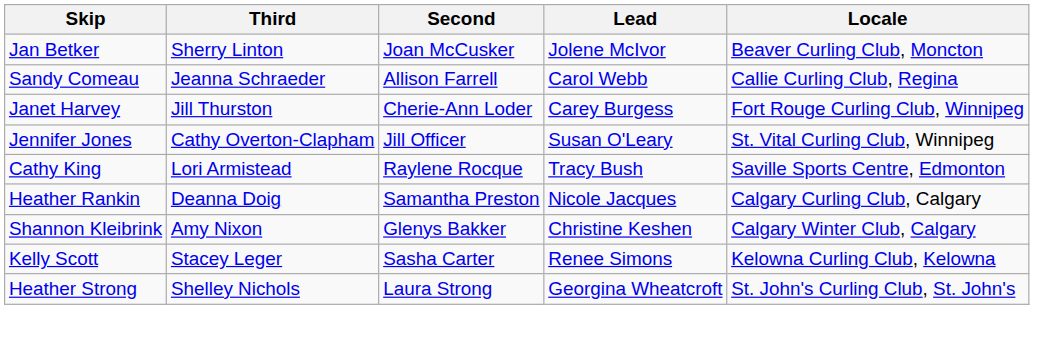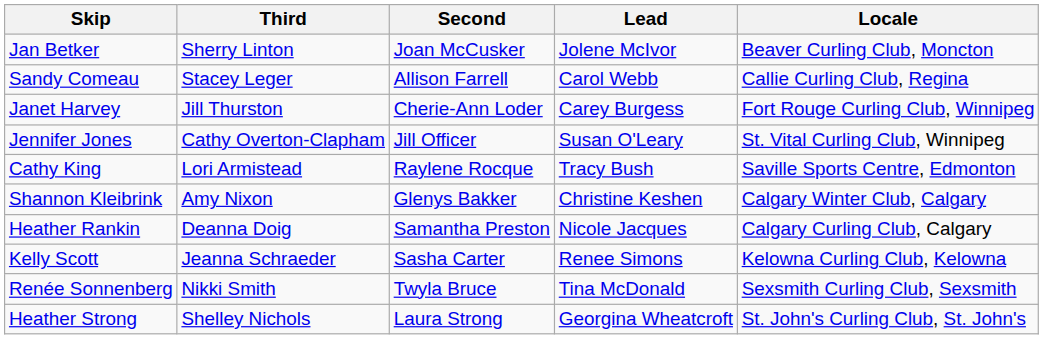(248, 79) Jeanna Schraeder -> (237, 79) Stacey Leger
rows swapped: (86, 229) <-> (75, 199)
(227, 259) Stacey Leger -> (259, 259) Jeanna Schraeder
+ row: (91, 288)
